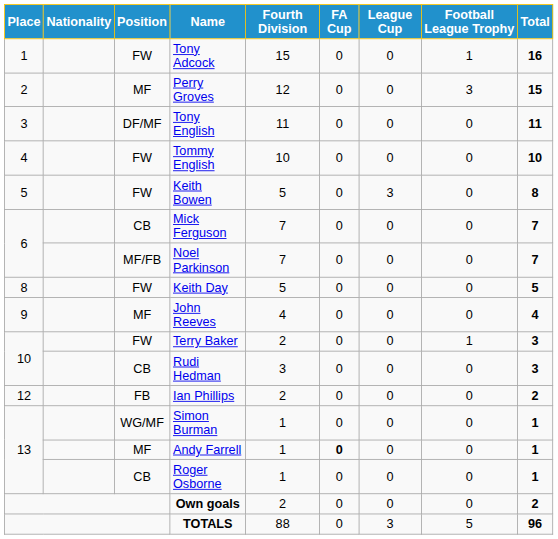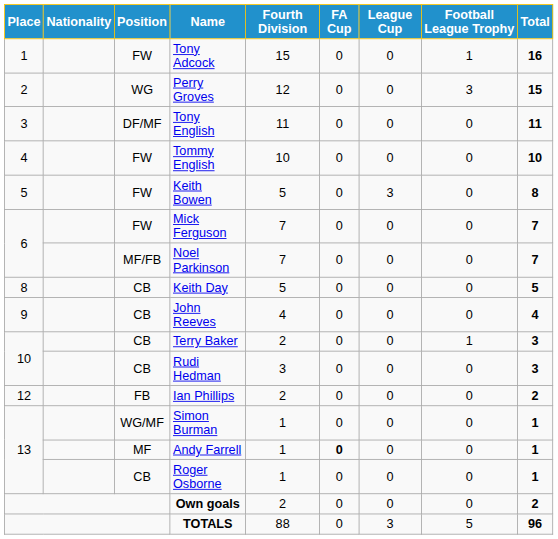(142, 90) MF -> (142, 90) WG
(142, 226) CB -> (142, 226) FW
(142, 288) FW -> (142, 288) CB
(142, 315) MF -> (142, 315) CB
(142, 342) FW -> (142, 342) CB
